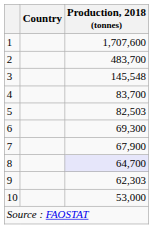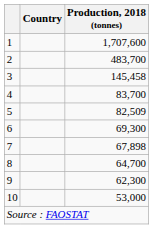(128, 77) 145,548 -> (128, 77) 145,458
(131, 111) 82,503 -> (131, 111) 82,509
(131, 146) 67,900 -> (131, 146) 67,898
(131, 163) lavender background -> (131, 163) no background
(131, 180) 62,303 -> (131, 180) 62,300
